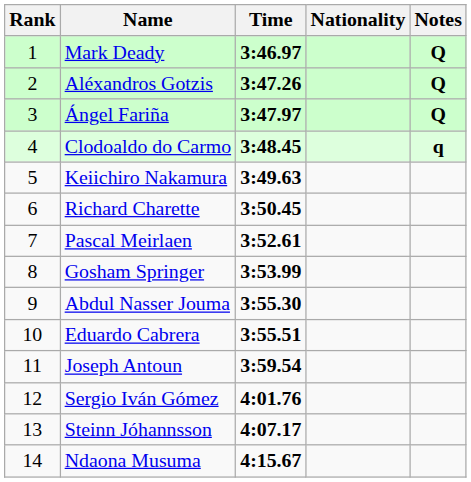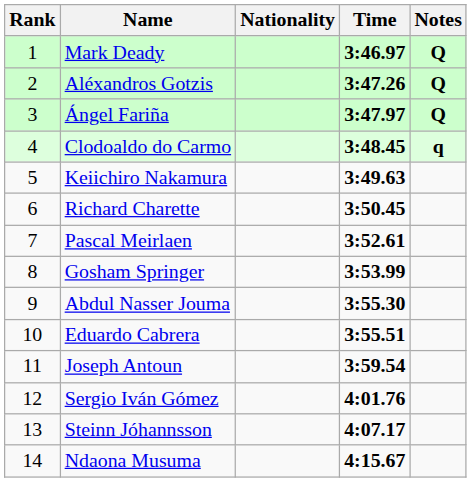columns swapped: (358, 20) <-> (271, 20)
